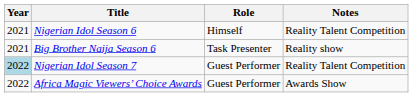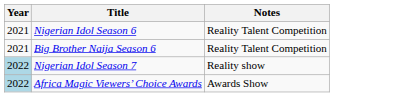- column: (244, 13)
(314, 48) Reality show -> (267, 48) Reality Talent Competition
(345, 65) Reality Talent Competition -> (236, 65) Reality show
(18, 83) no background -> (18, 83) lightblue background
